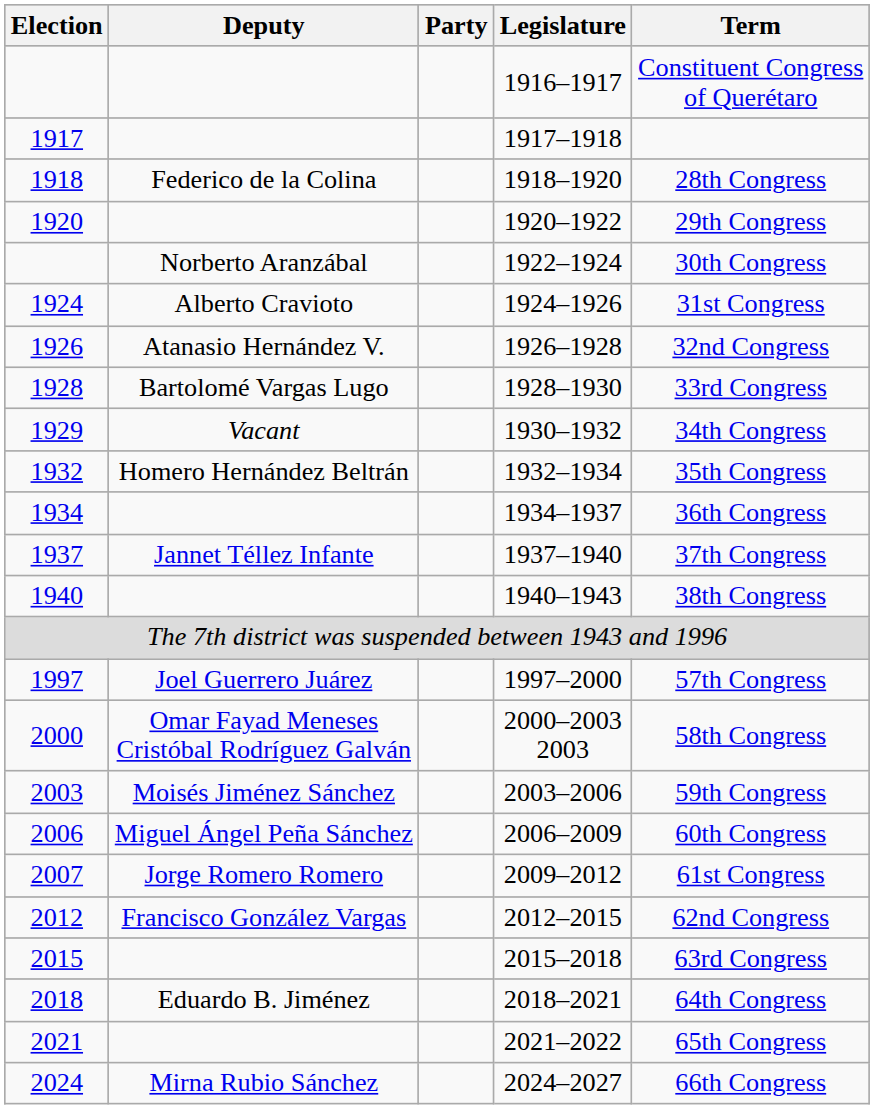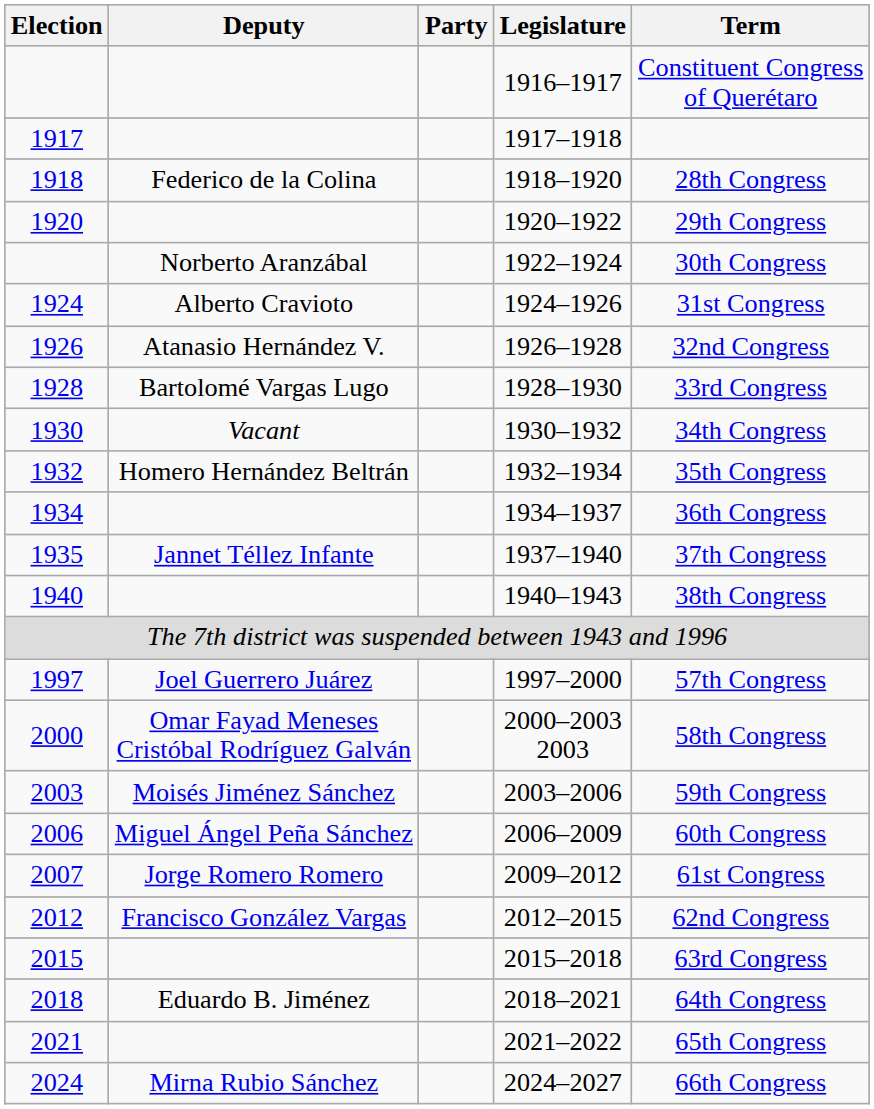(57, 429) 1929 -> (57, 429) 1930
(57, 554) 1937 -> (57, 554) 1935
